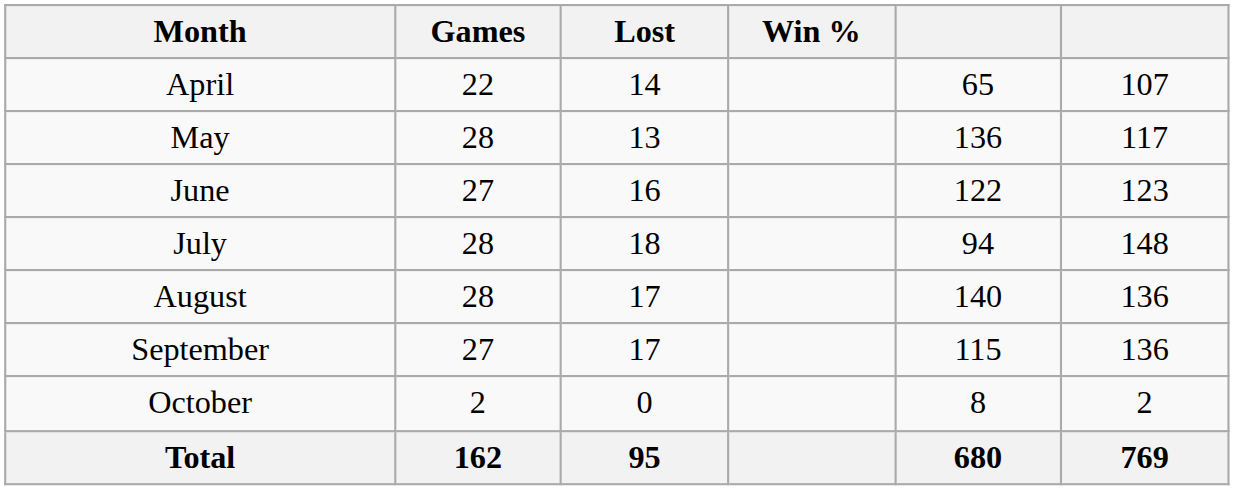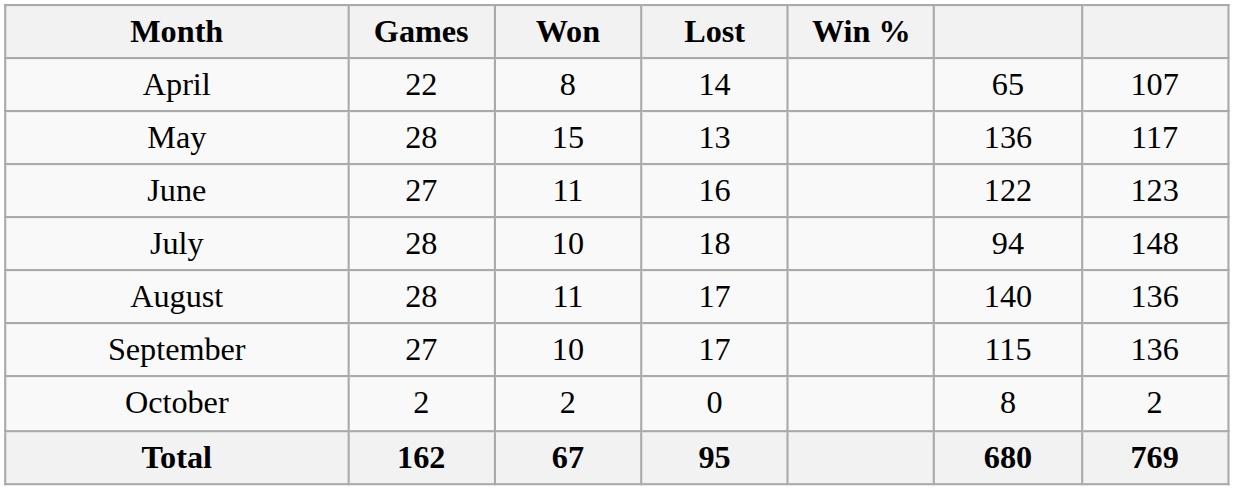+ column: (568, 31)
